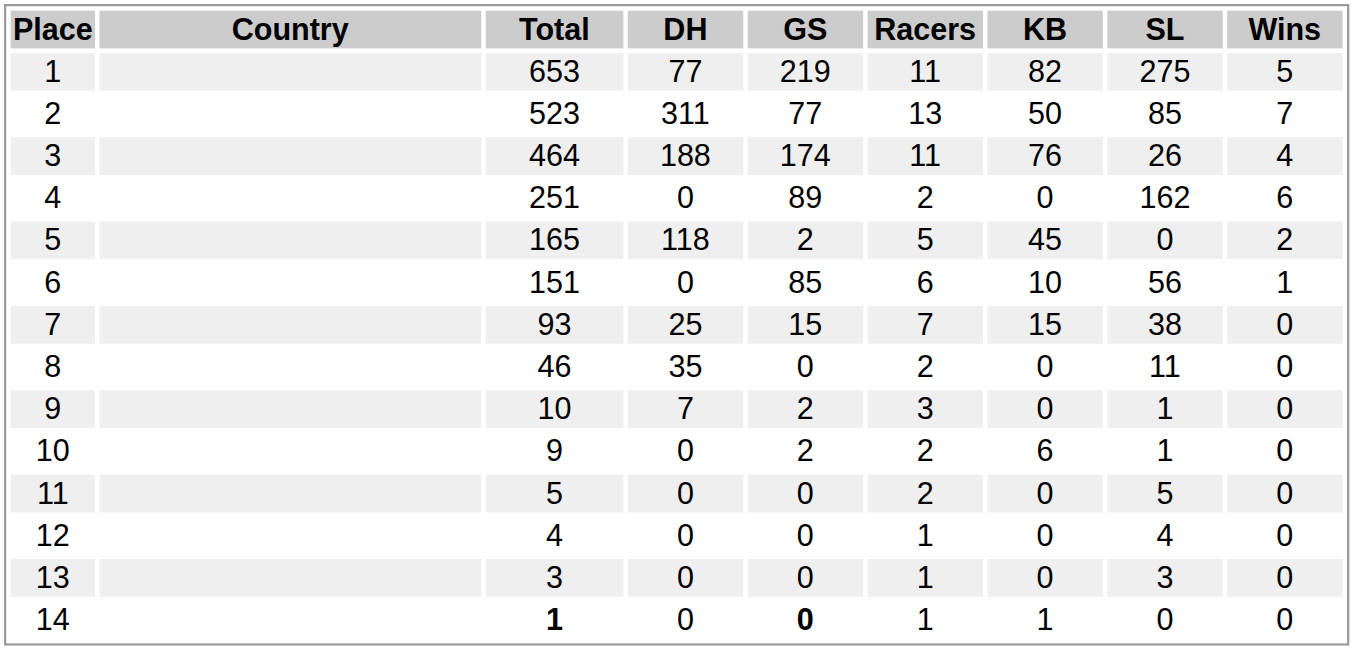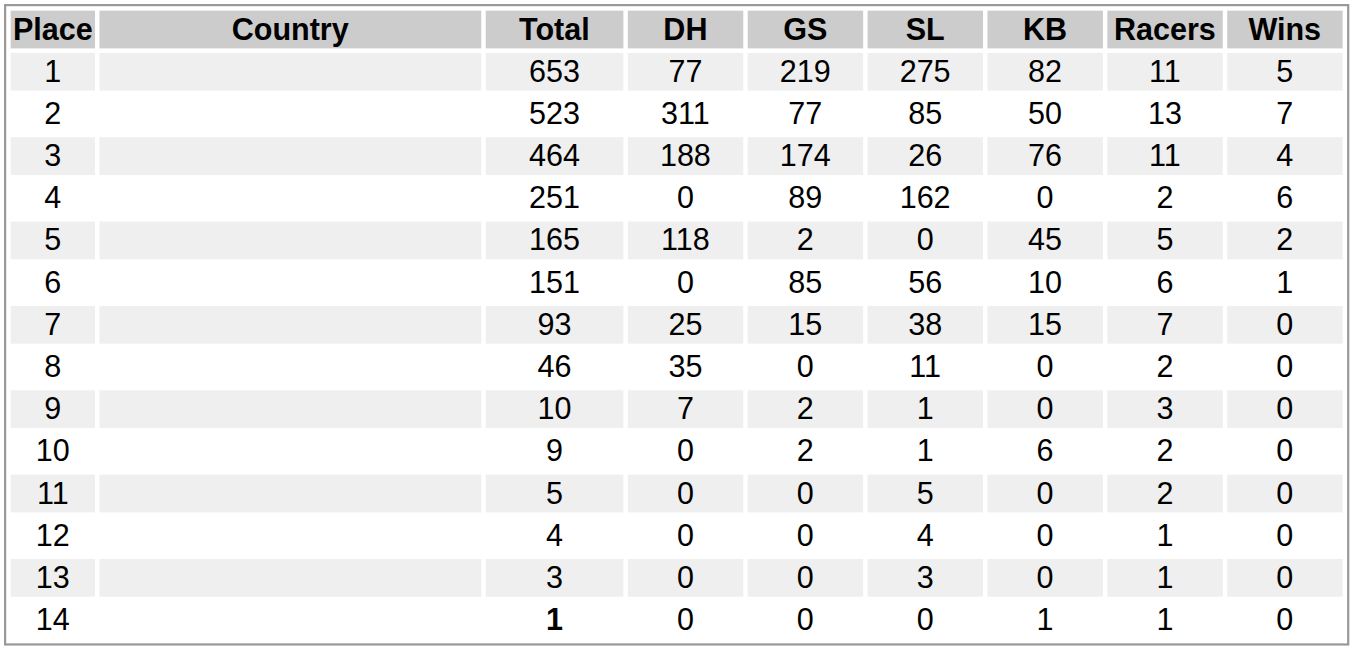columns swapped: (1165, 30) <-> (925, 30)
(805, 620) bold -> (805, 620) normal
